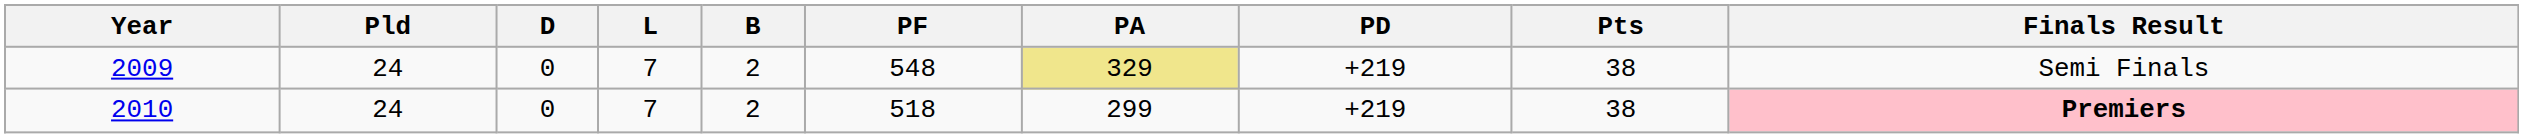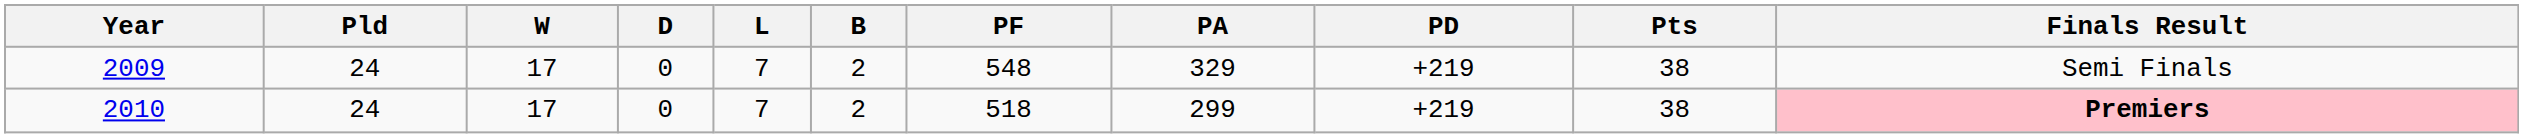+ column: (542, 26)
(1130, 68) khaki background -> (1213, 68) no background
